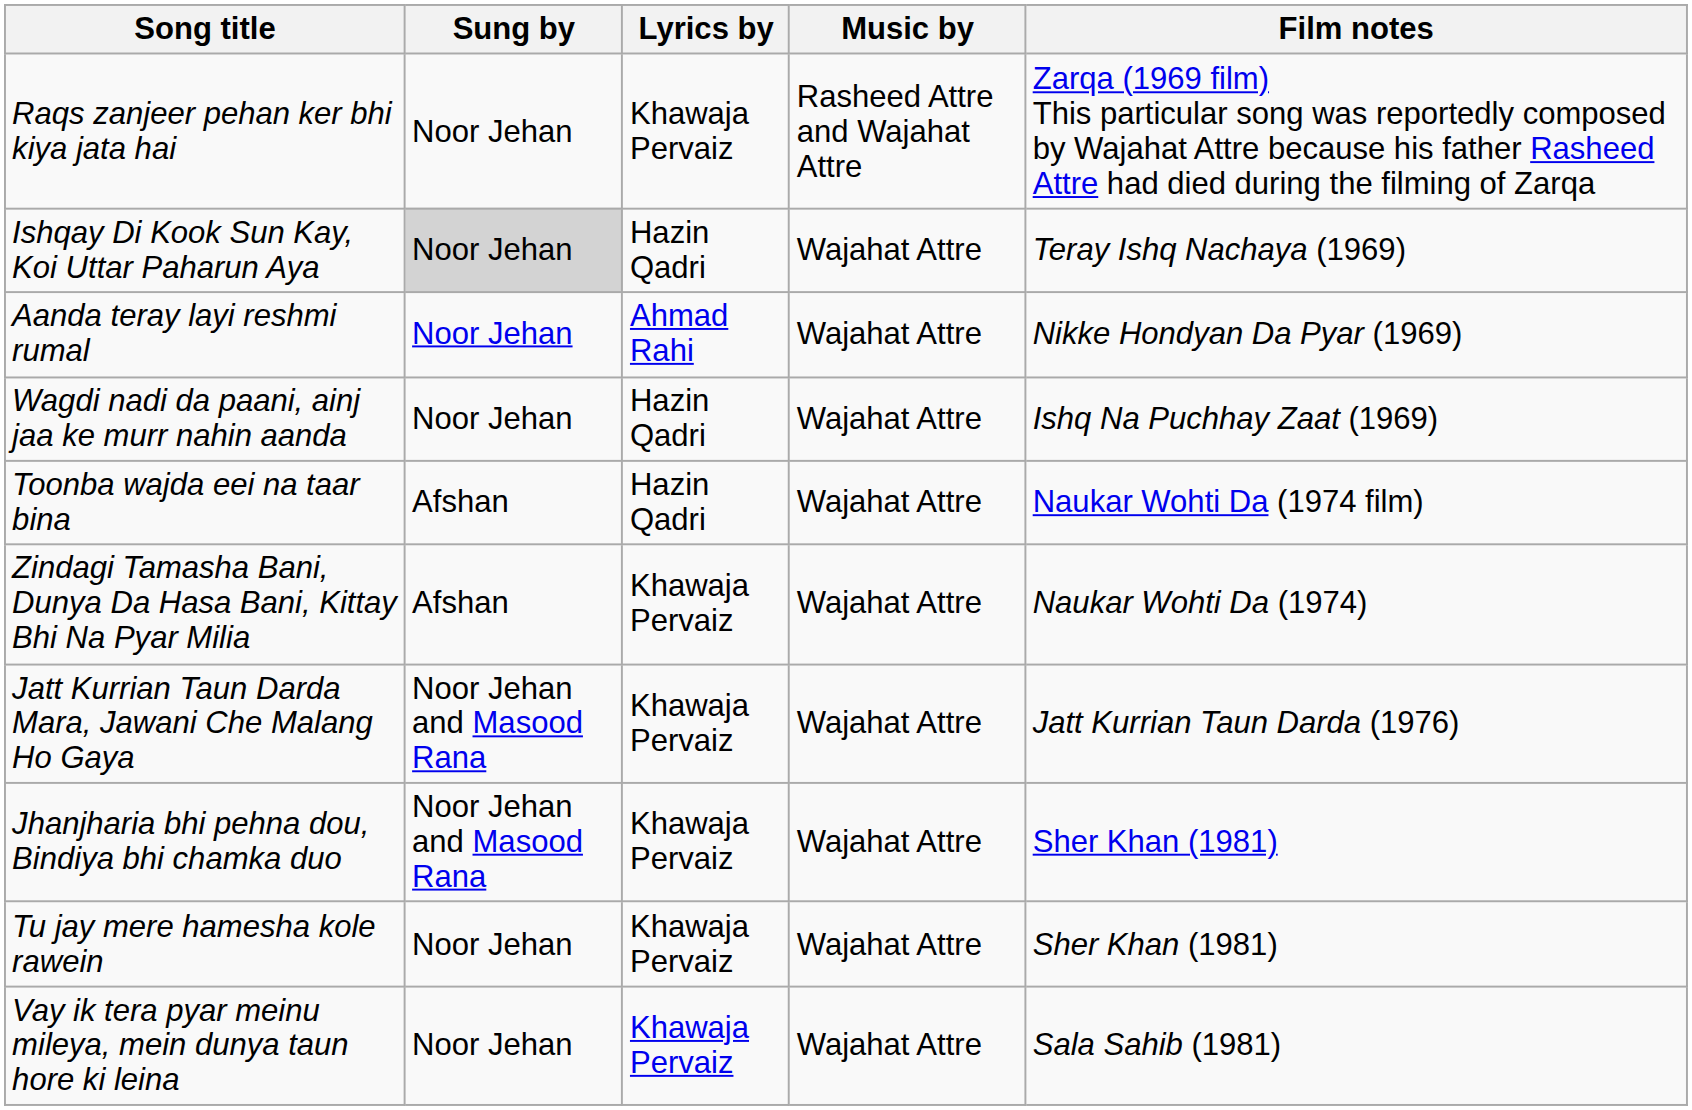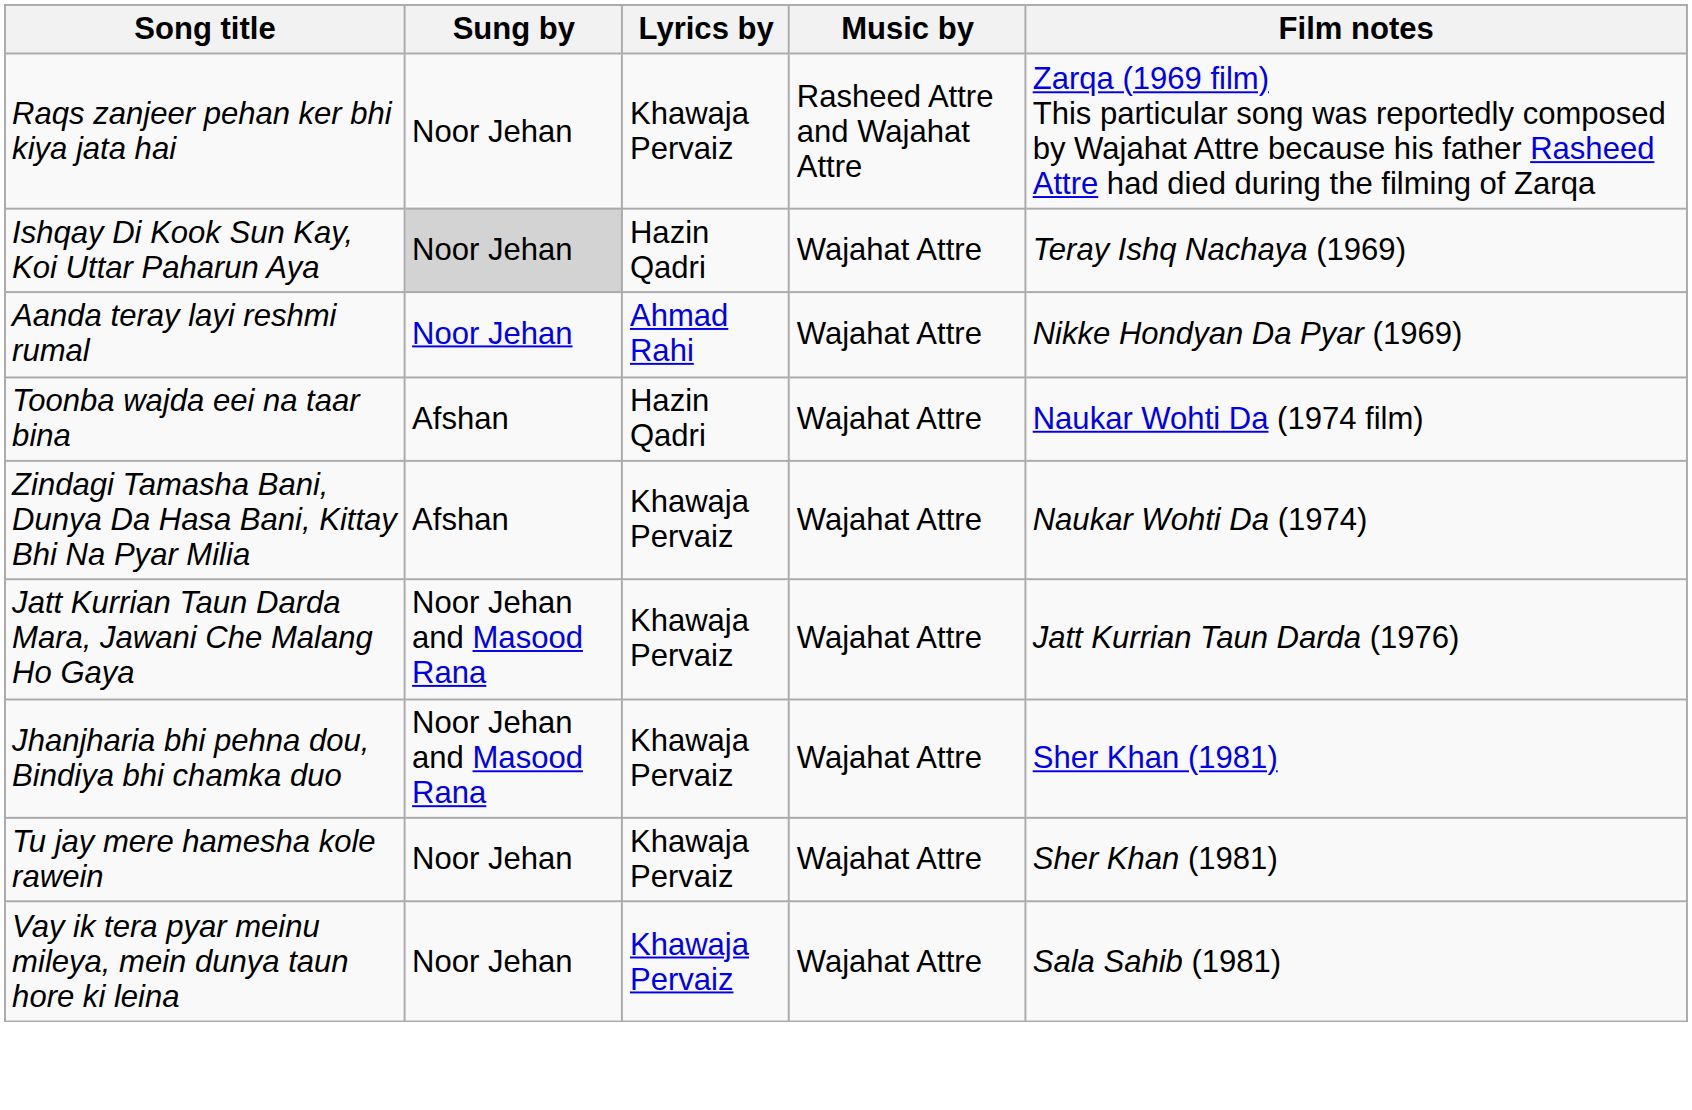- row: (186, 418)
